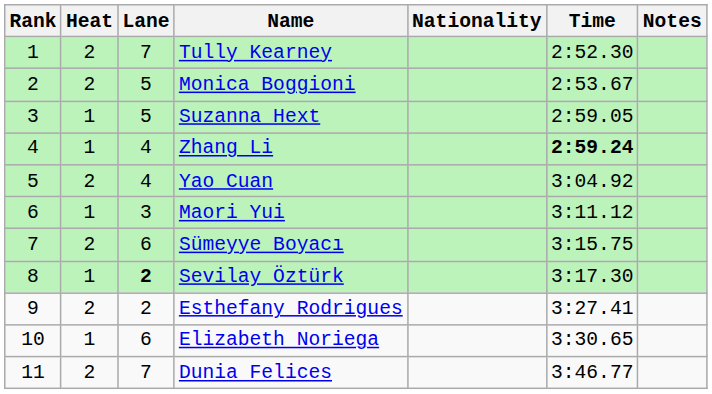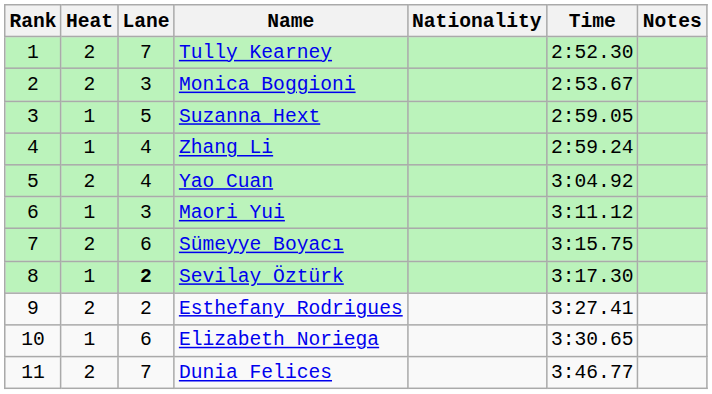(146, 85) 5 -> (146, 85) 3
(592, 149) bold -> (592, 149) normal
